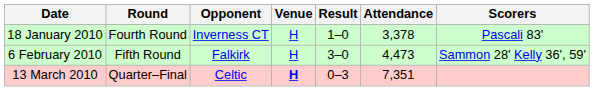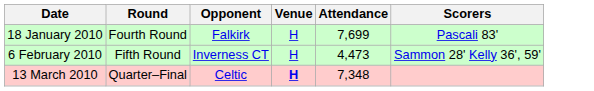- column: (338, 14)
(231, 34) Inverness CT -> (231, 34) Falkirk
(398, 34) 3,378 -> (353, 34) 7,699
(231, 55) Falkirk -> (231, 55) Inverness CT
(398, 75) 7,351 -> (353, 75) 7,348
